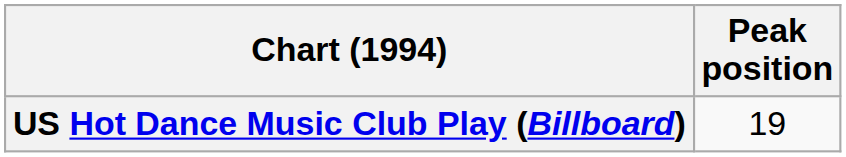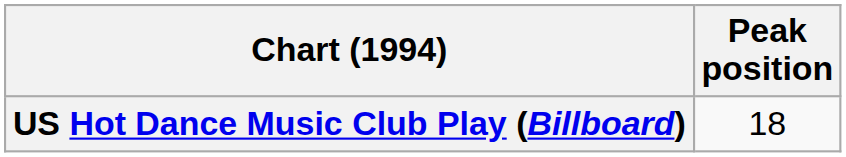(767, 123) 19 -> (767, 123) 18
